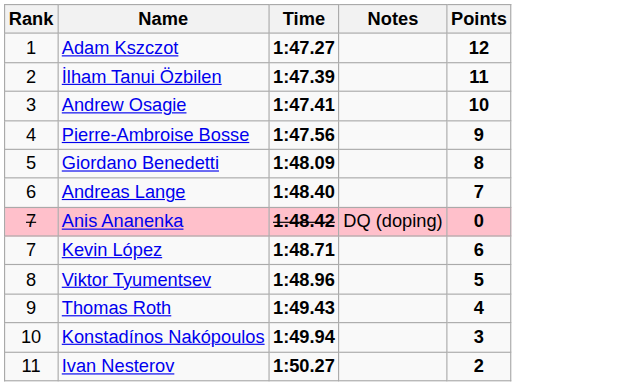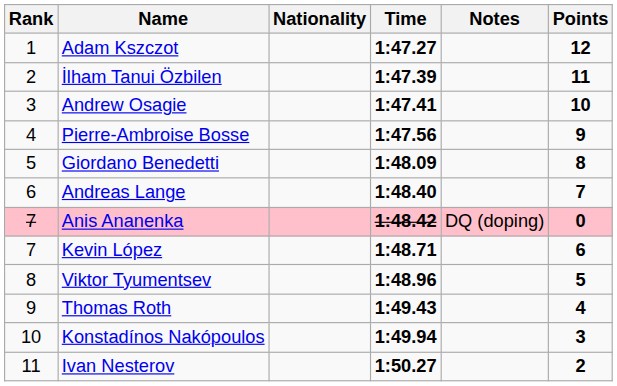+ column: (320, 18)
